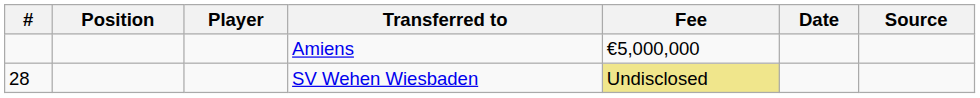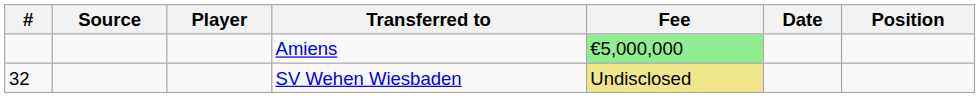columns swapped: (118, 19) <-> (916, 19)
(653, 49) no background -> (637, 49) lightgreen background
(19, 78) 28 -> (19, 78) 32
